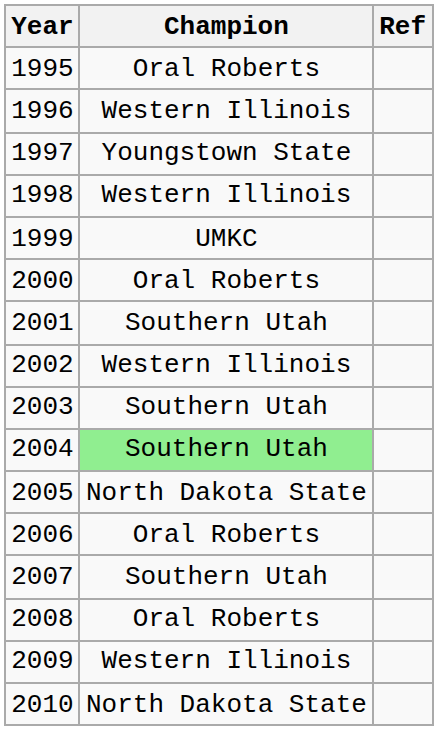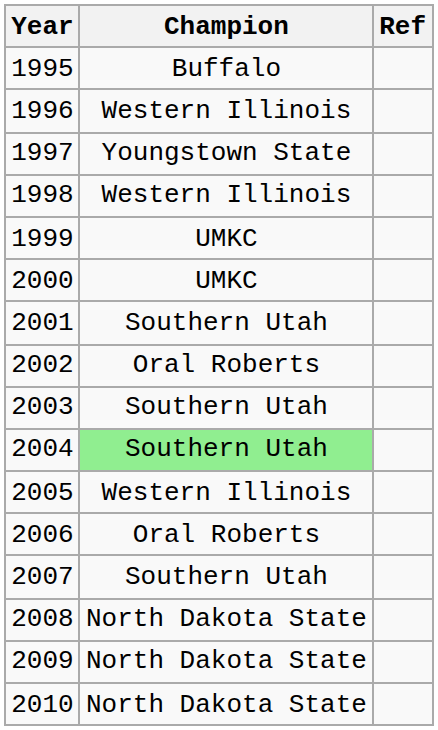(226, 69) Oral Roberts -> (226, 69) Buffalo
(226, 280) Oral Roberts -> (226, 280) UMKC
(226, 365) Western Illinois -> (226, 365) Oral Roberts
(226, 492) North Dakota State -> (226, 492) Western Illinois
(226, 619) Oral Roberts -> (226, 619) North Dakota State
(226, 662) Western Illinois -> (226, 662) North Dakota State
